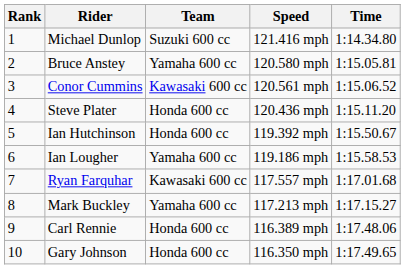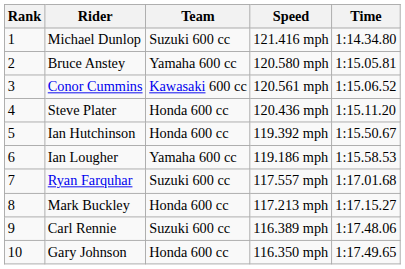(198, 181) Kawasaki 600 cc -> (190, 181) Suzuki 600 cc
(193, 204) Yamaha 600 cc -> (189, 204) Honda 600 cc
(189, 228) Honda 600 cc -> (190, 228) Suzuki 600 cc
